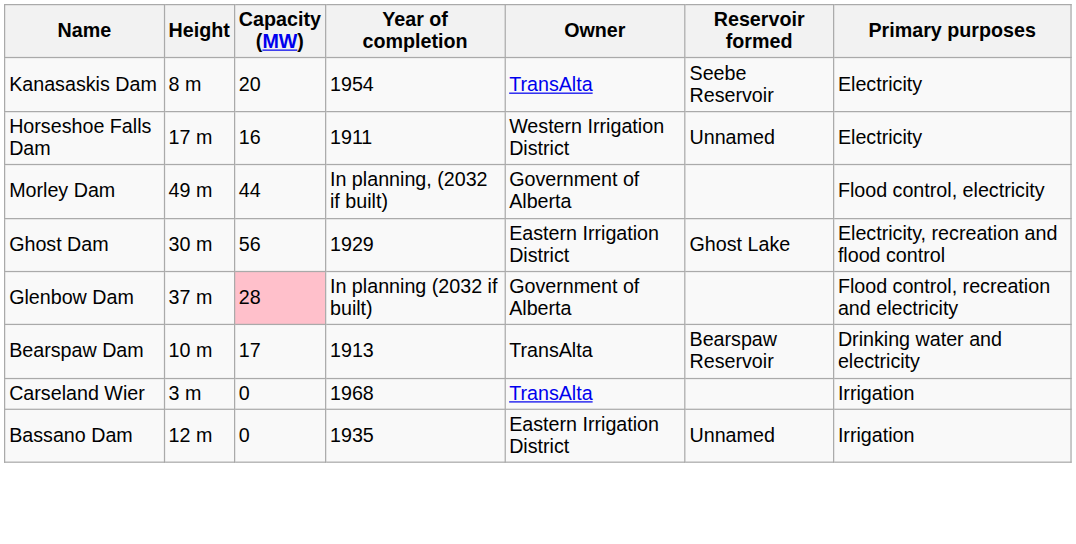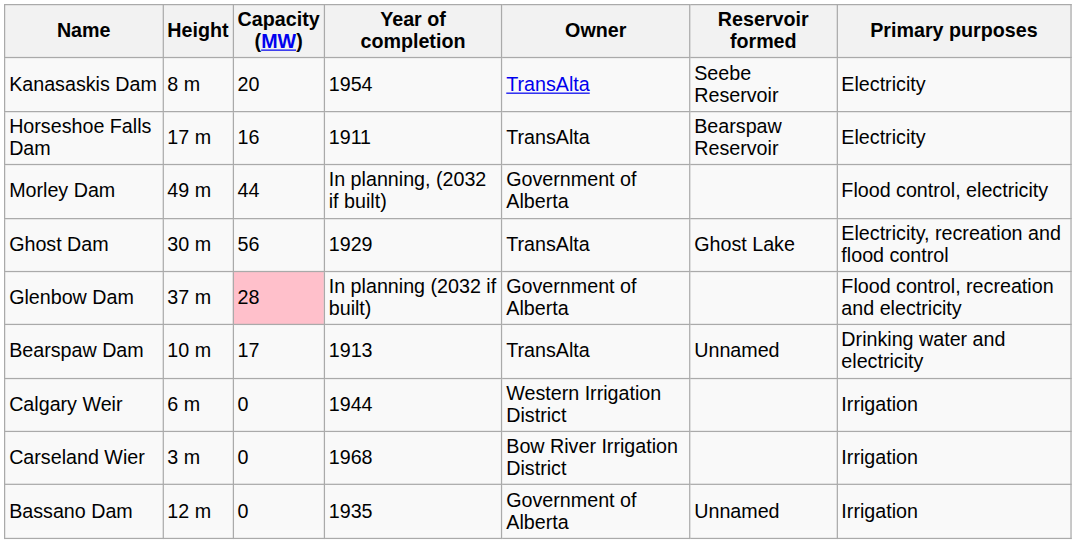(587, 137) Western Irrigation District -> (548, 137) TransAlta
(732, 137) Unnamed -> (738, 137) Bearspaw Reservoir
(584, 244) Eastern Irrigation District -> (548, 244) TransAlta
(733, 351) Bearspaw Reservoir -> (737, 351) Unnamed
+ row: (66, 404)
(551, 393) TransAlta -> (592, 457) Bow River Irrigation District
(584, 435) Eastern Irrigation District -> (571, 511) Government of Alberta
